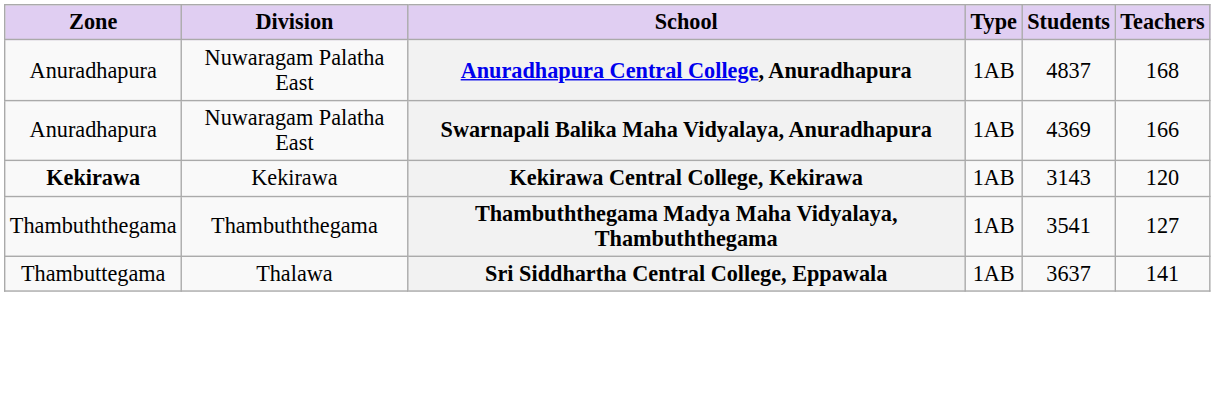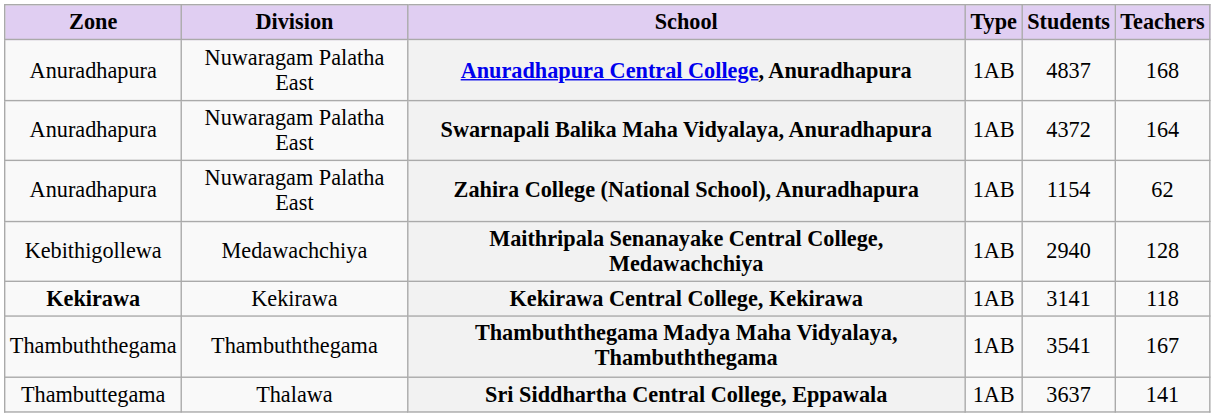(1069, 130) 4369 -> (1069, 130) 4372
(1162, 130) 166 -> (1162, 130) 164
+ row: (686, 190)
+ row: (686, 250)
(1069, 177) 3143 -> (1069, 298) 3141
(1162, 177) 120 -> (1162, 298) 118
(1162, 225) 127 -> (1162, 346) 167
